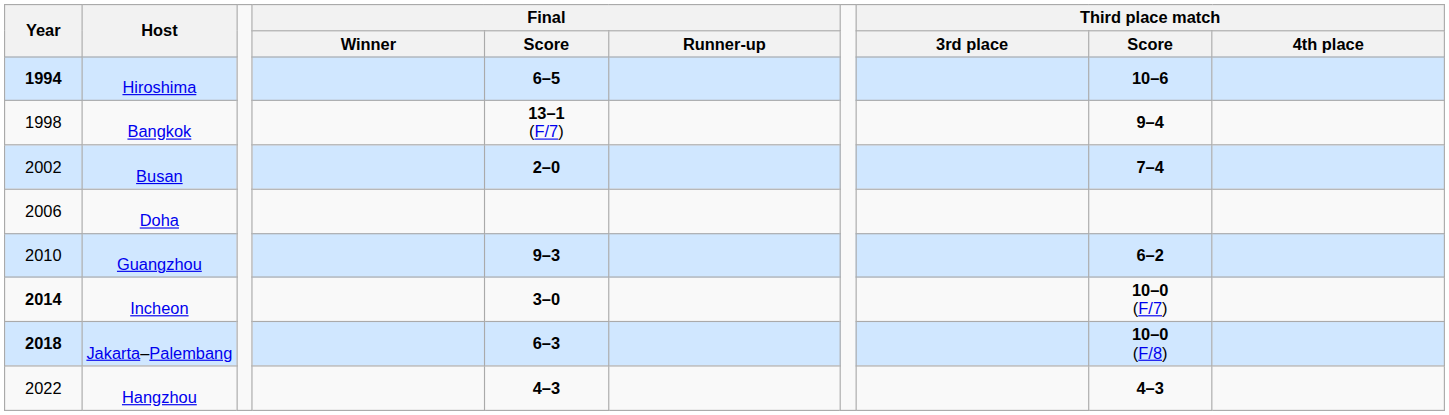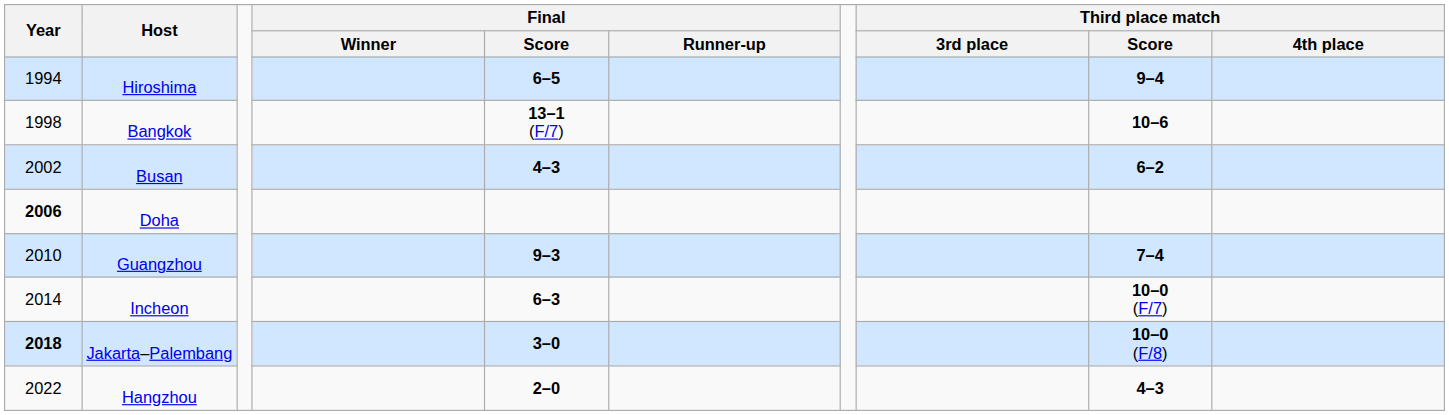(43, 79) bold -> (43, 79) normal
(1150, 79) 10–6 -> (1150, 79) 9–4
(1150, 123) 9–4 -> (1150, 123) 10–6
(546, 167) 2–0 -> (546, 167) 4–3
(1150, 167) 7–4 -> (1150, 167) 6–2
(43, 211) normal -> (43, 211) bold
(1150, 256) 6–2 -> (1150, 256) 7–4
(43, 300) bold -> (43, 300) normal
(546, 300) 3–0 -> (546, 300) 6–3
(546, 344) 6–3 -> (546, 344) 3–0
(546, 388) 4–3 -> (546, 388) 2–0
